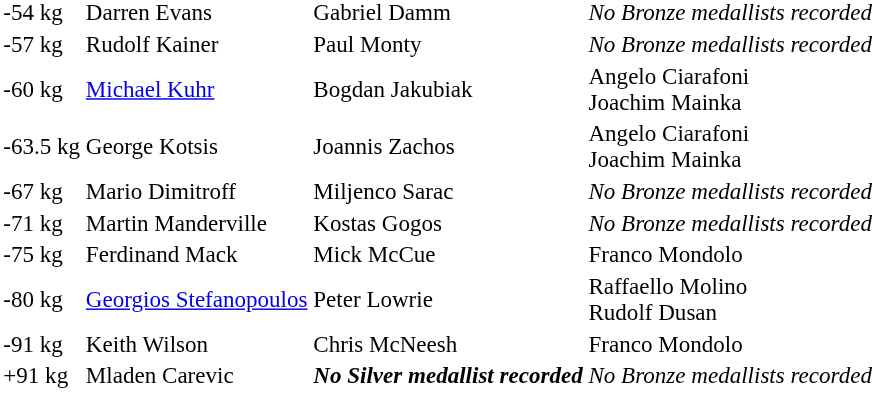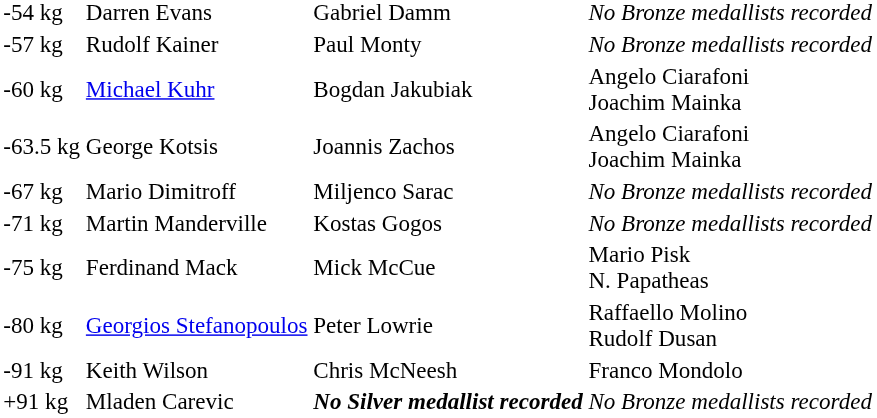(666, 254) Franco Mondolo -> (649, 267) Mario Pisk N. Papatheas
